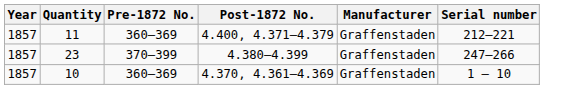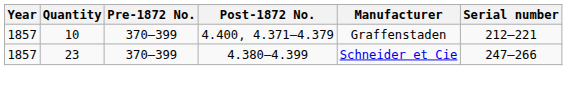(72, 34) 11 -> (72, 34) 10
(151, 34) 360–369 -> (151, 34) 370–399
(387, 54) Graffenstaden -> (399, 54) Schneider et Cie
- row: (268, 74)
